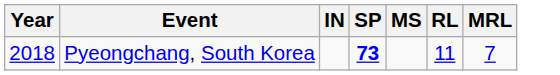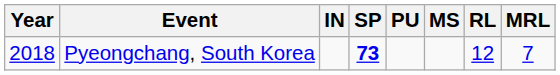+ column: (405, 20)
(445, 53) 11 -> (483, 53) 12
